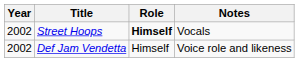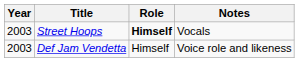(19, 31) 2002 -> (19, 31) 2003
(19, 48) 2002 -> (19, 48) 2003
